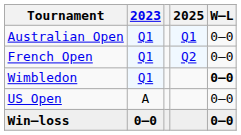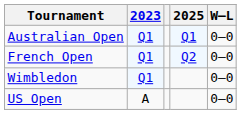(222, 78) bold -> (222, 78) normal
- row: (39, 120)
